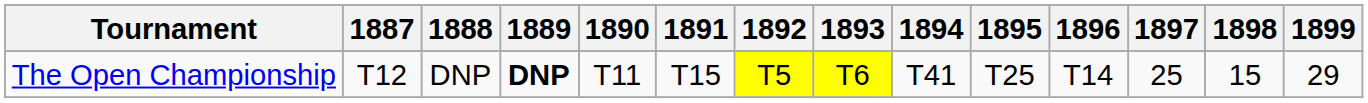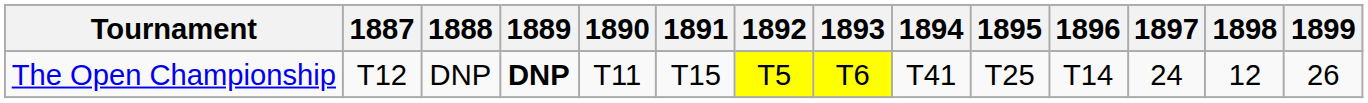(1166, 74) 25 -> (1166, 74) 24
(1245, 74) 15 -> (1245, 74) 12
(1323, 74) 29 -> (1323, 74) 26
